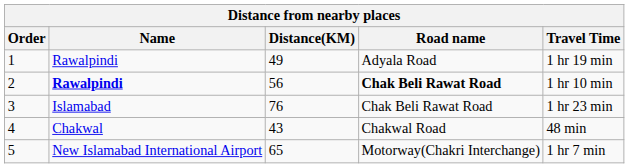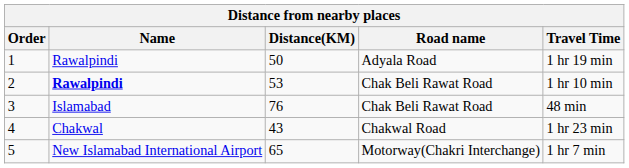(276, 60) 49 -> (276, 60) 50
(276, 83) 56 -> (276, 83) 53
(431, 83) bold -> (427, 83) normal
(579, 106) 1 hr 23 min -> (566, 106) 48 min
(566, 128) 48 min -> (579, 128) 1 hr 23 min
